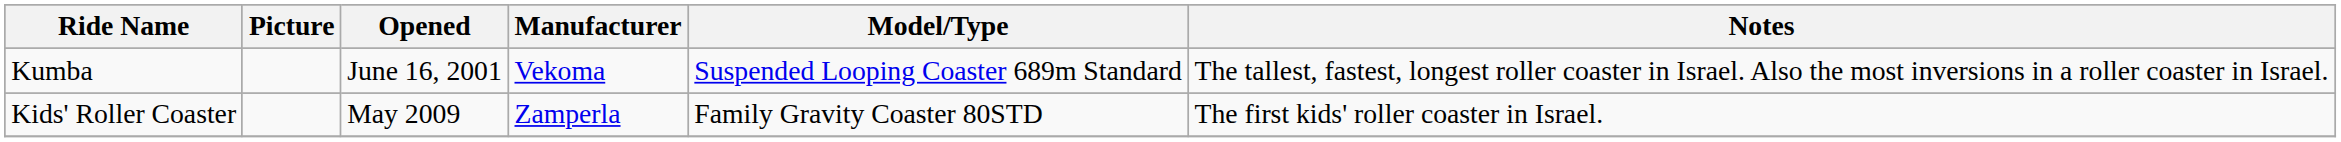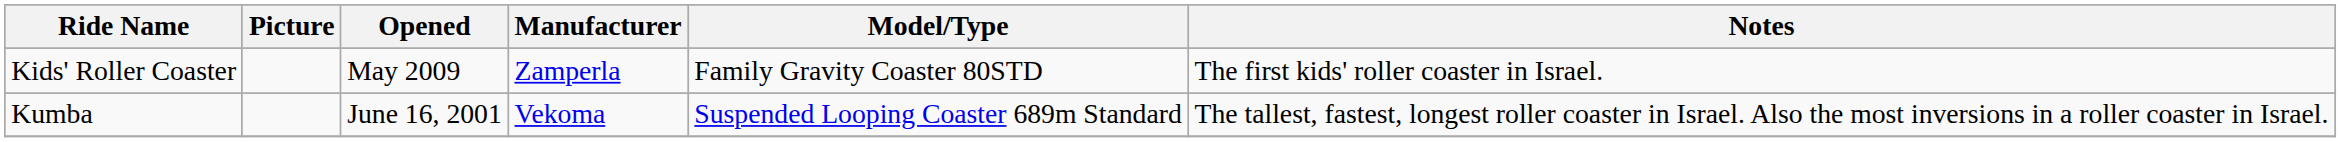rows swapped: (52, 70) <-> (124, 114)
